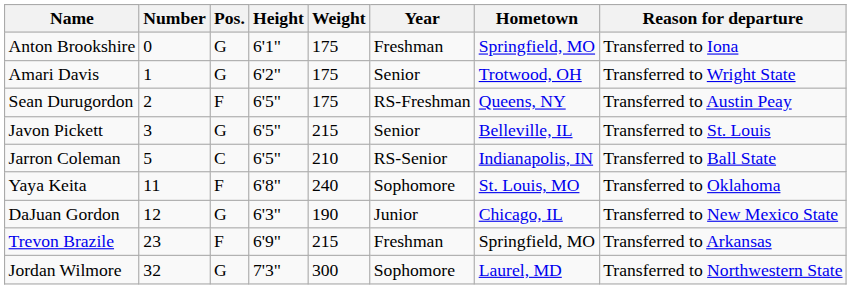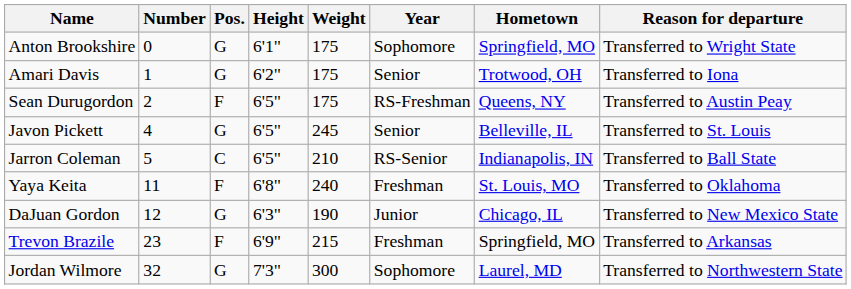(408, 46) Freshman -> (414, 46) Sophomore
(671, 46) Transferred to Iona -> (699, 46) Transferred to Wright State
(699, 74) Transferred to Wright State -> (671, 74) Transferred to Iona
(148, 130) 3 -> (148, 130) 4
(325, 130) 215 -> (325, 130) 245
(414, 185) Sophomore -> (408, 185) Freshman
